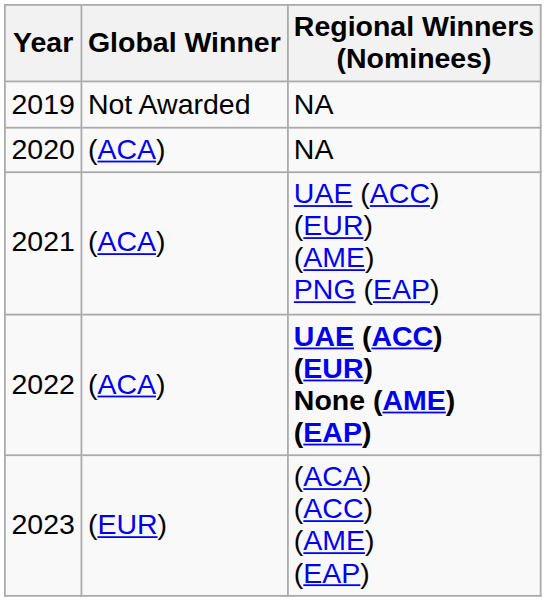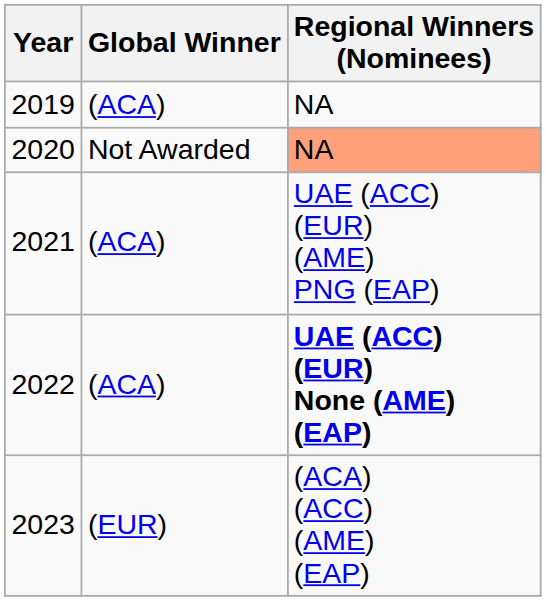(169, 104) Not Awarded -> (127, 104) (ACA)
(127, 149) (ACA) -> (169, 149) Not Awarded
(314, 149) no background -> (314, 149) lightsalmon background
